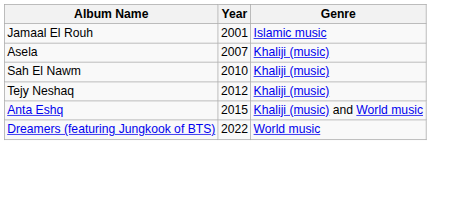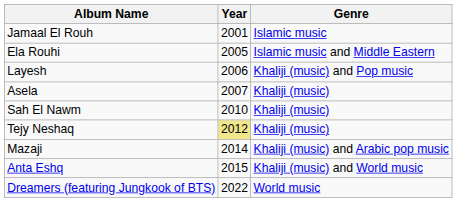+ row: (34, 52)
+ row: (27, 71)
(234, 91) no background -> (234, 129) khaki background
+ row: (25, 149)
